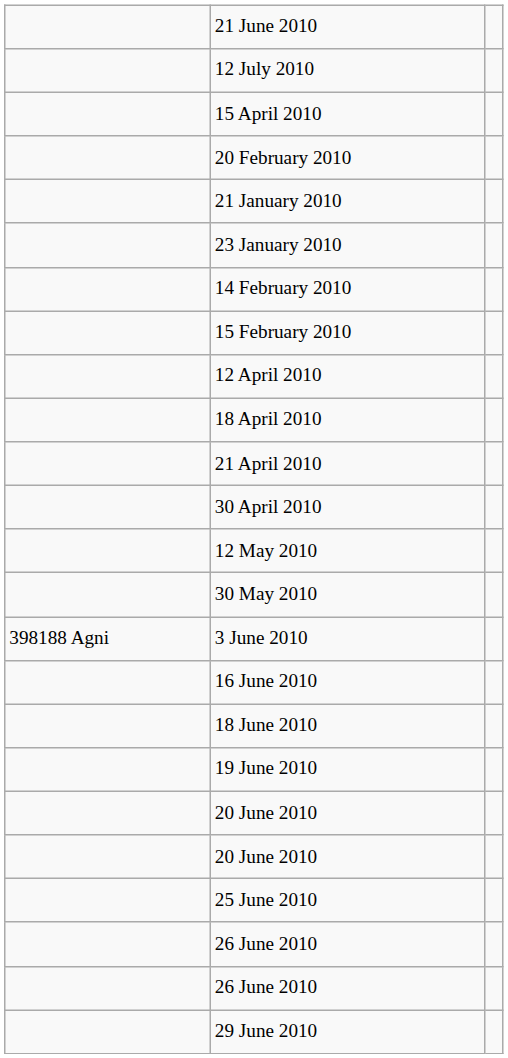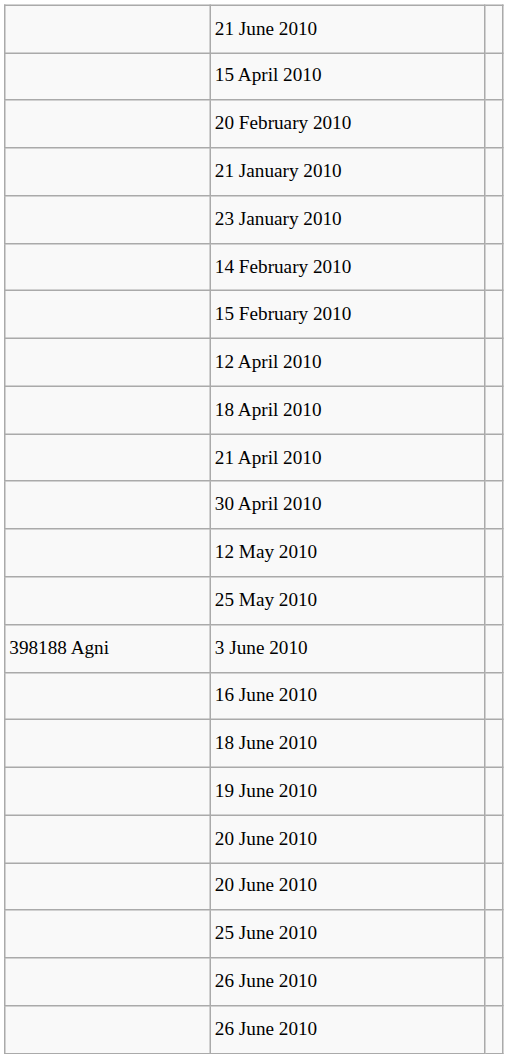- row: (108, 70)
+ row: (108, 601)
- row: (108, 595)
- row: (108, 1032)
